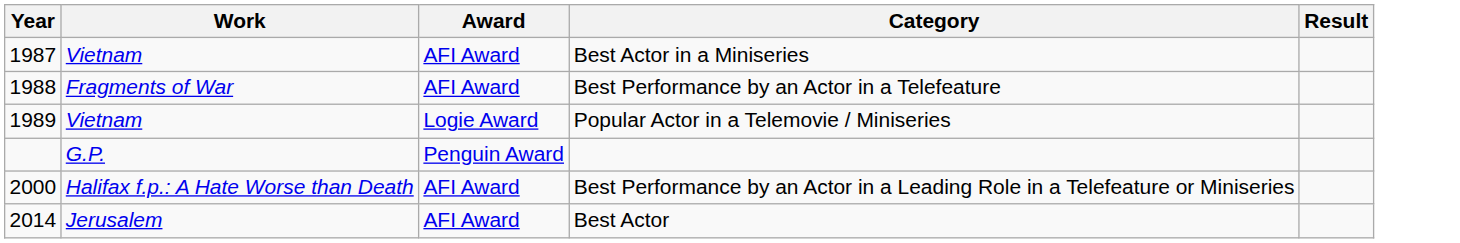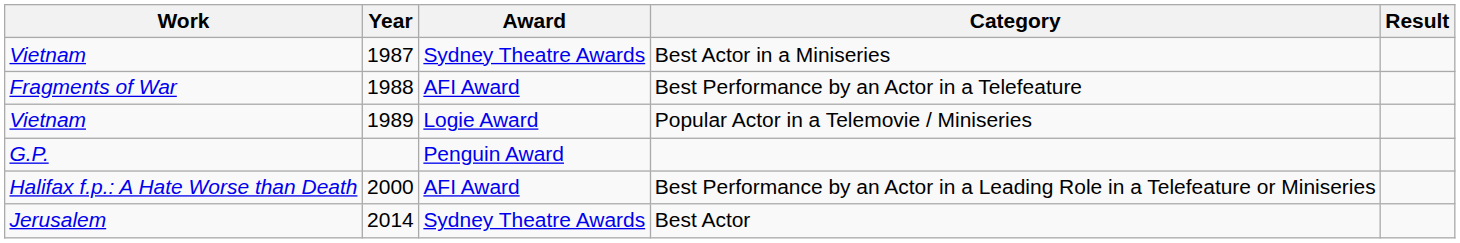columns swapped: (33, 21) <-> (240, 21)
(472, 54) AFI Award -> (534, 54) Sydney Theatre Awards
(472, 220) AFI Award -> (534, 220) Sydney Theatre Awards
